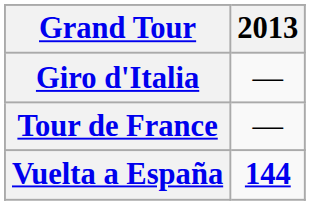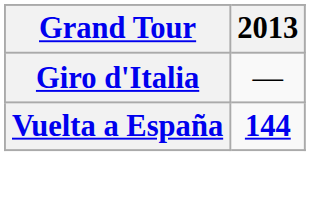- row: (118, 125)
